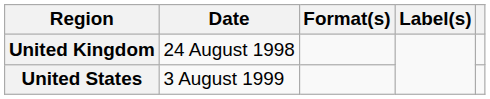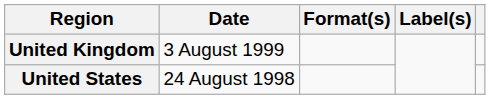(229, 49) 24 August 1998 -> (224, 49) 3 August 1999
(224, 79) 3 August 1999 -> (229, 79) 24 August 1998
